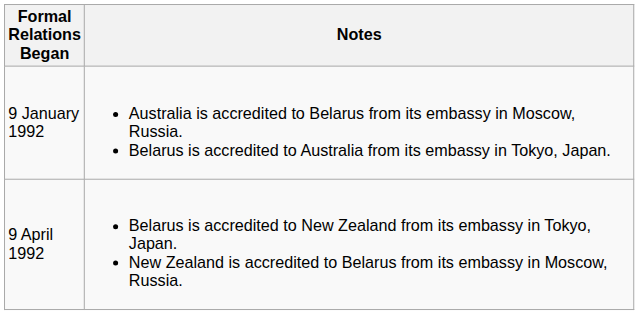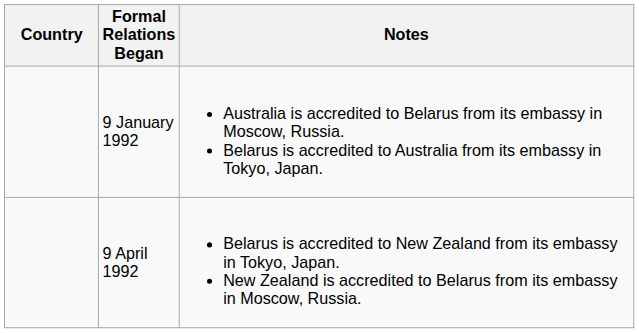+ column: (52, 35)
